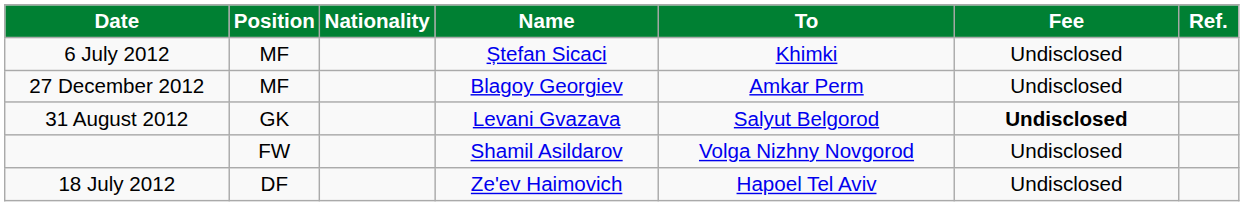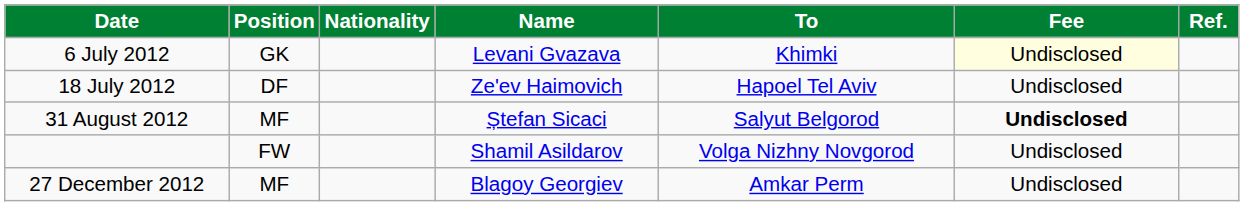(274, 54) MF -> (274, 54) GK
(547, 54) Ștefan Sicaci -> (547, 54) Levani Gvazava
(1066, 54) no background -> (1066, 54) lightyellow background
rows swapped: (117, 184) <-> (117, 86)
(274, 119) GK -> (274, 119) MF
(547, 119) Levani Gvazava -> (547, 119) Ștefan Sicaci
